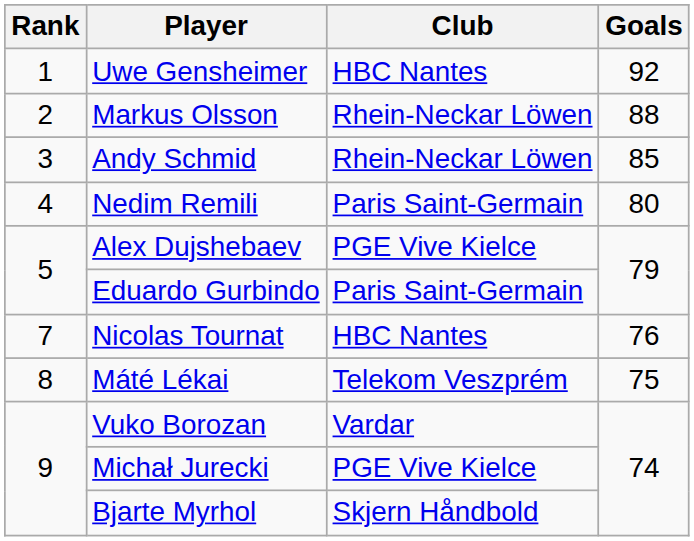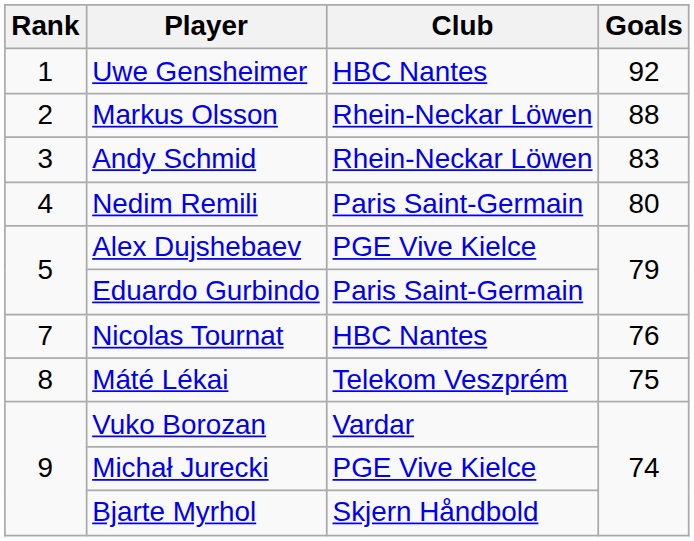(644, 159) 85 -> (644, 159) 83
